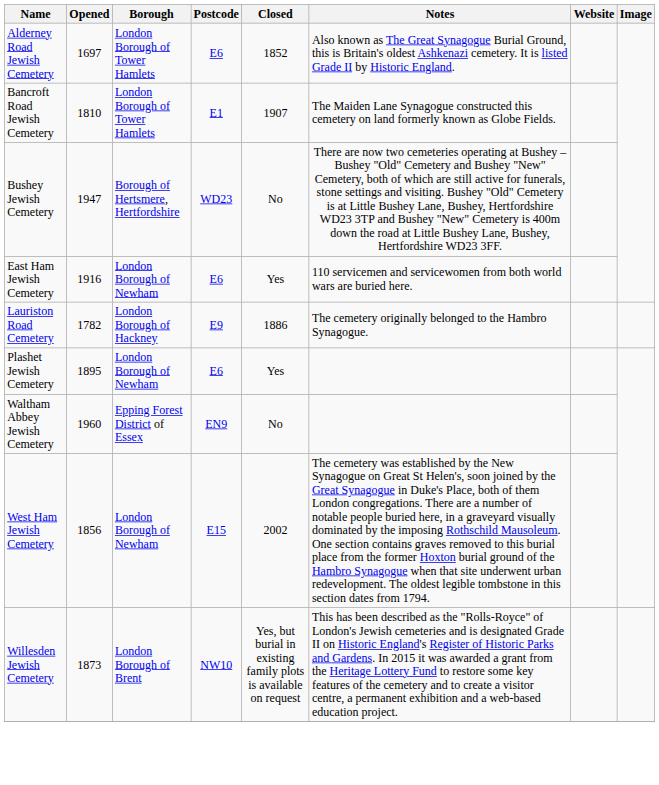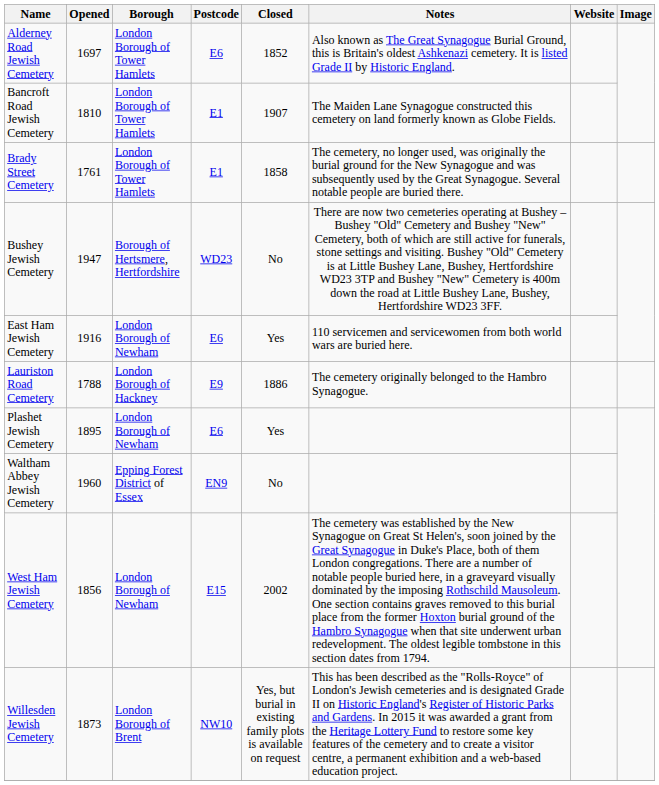+ row: (30, 172)
(89, 325) 1782 -> (89, 384) 1788
